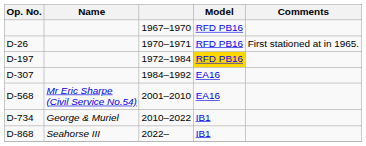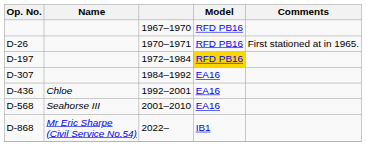+ row: (20, 91)
(92, 96) Mr Eric Sharpe (Civil Service No.54) -> (73, 106) Seahorse III
- row: (20, 117)
(73, 133) Seahorse III -> (92, 128) Mr Eric Sharpe (Civil Service No.54)
